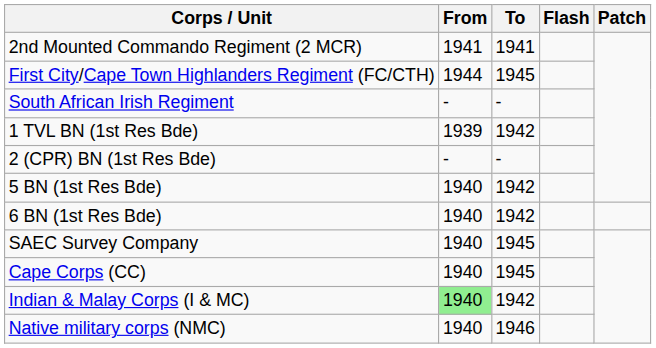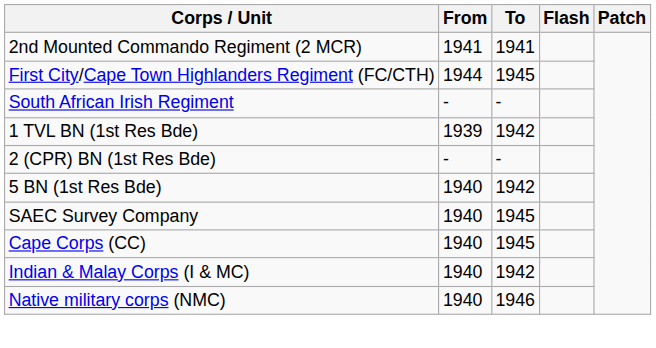- row: (85, 215)
(463, 300) lightgreen background -> (463, 272) no background
